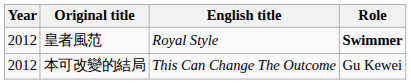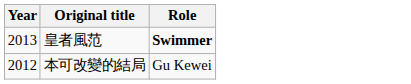- column: (244, 16)
(22, 40) 2012 -> (22, 40) 2013
